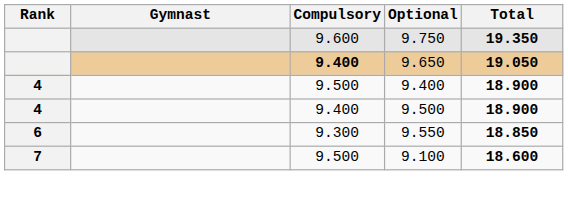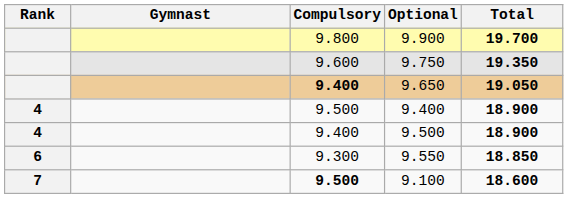+ row: (423, 40)
(337, 158) normal -> (337, 181) bold
